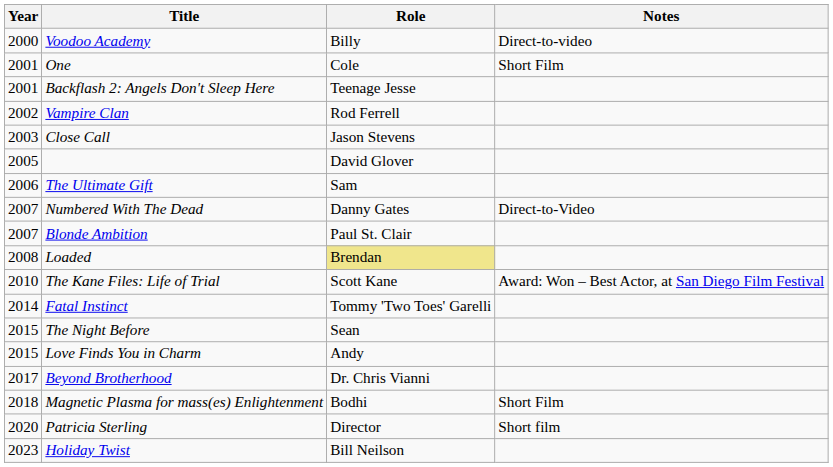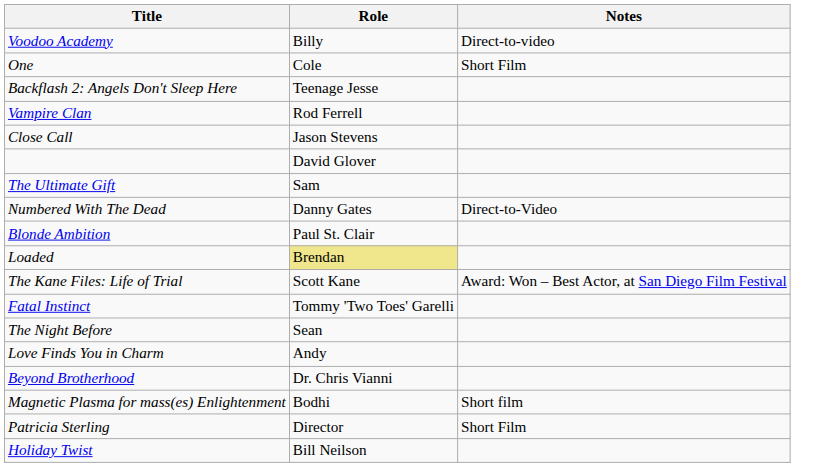- column: (23, 16)
(531, 402) Short Film -> (492, 402) Short film
(529, 426) Short film -> (494, 426) Short Film
